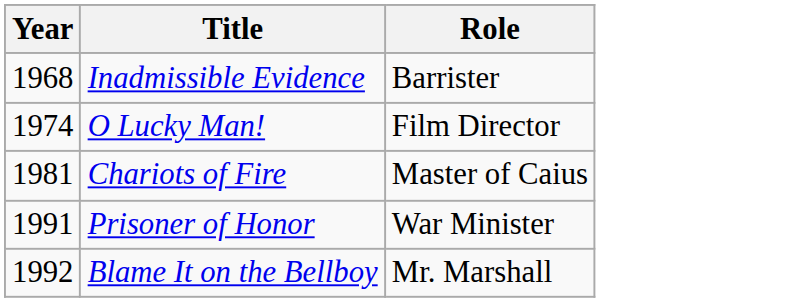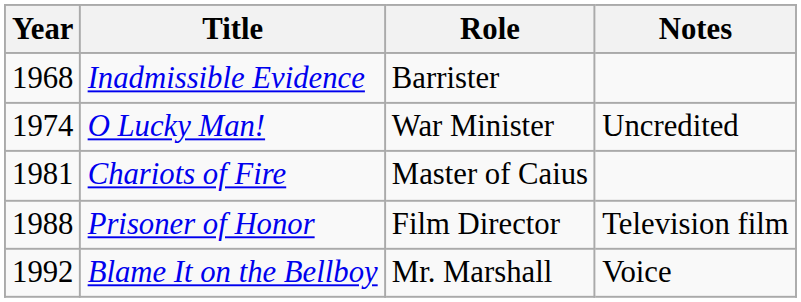+ column: (695, 28)
(476, 126) Film Director -> (473, 126) War Minister
(43, 223) 1991 -> (43, 223) 1988
(473, 223) War Minister -> (476, 223) Film Director
